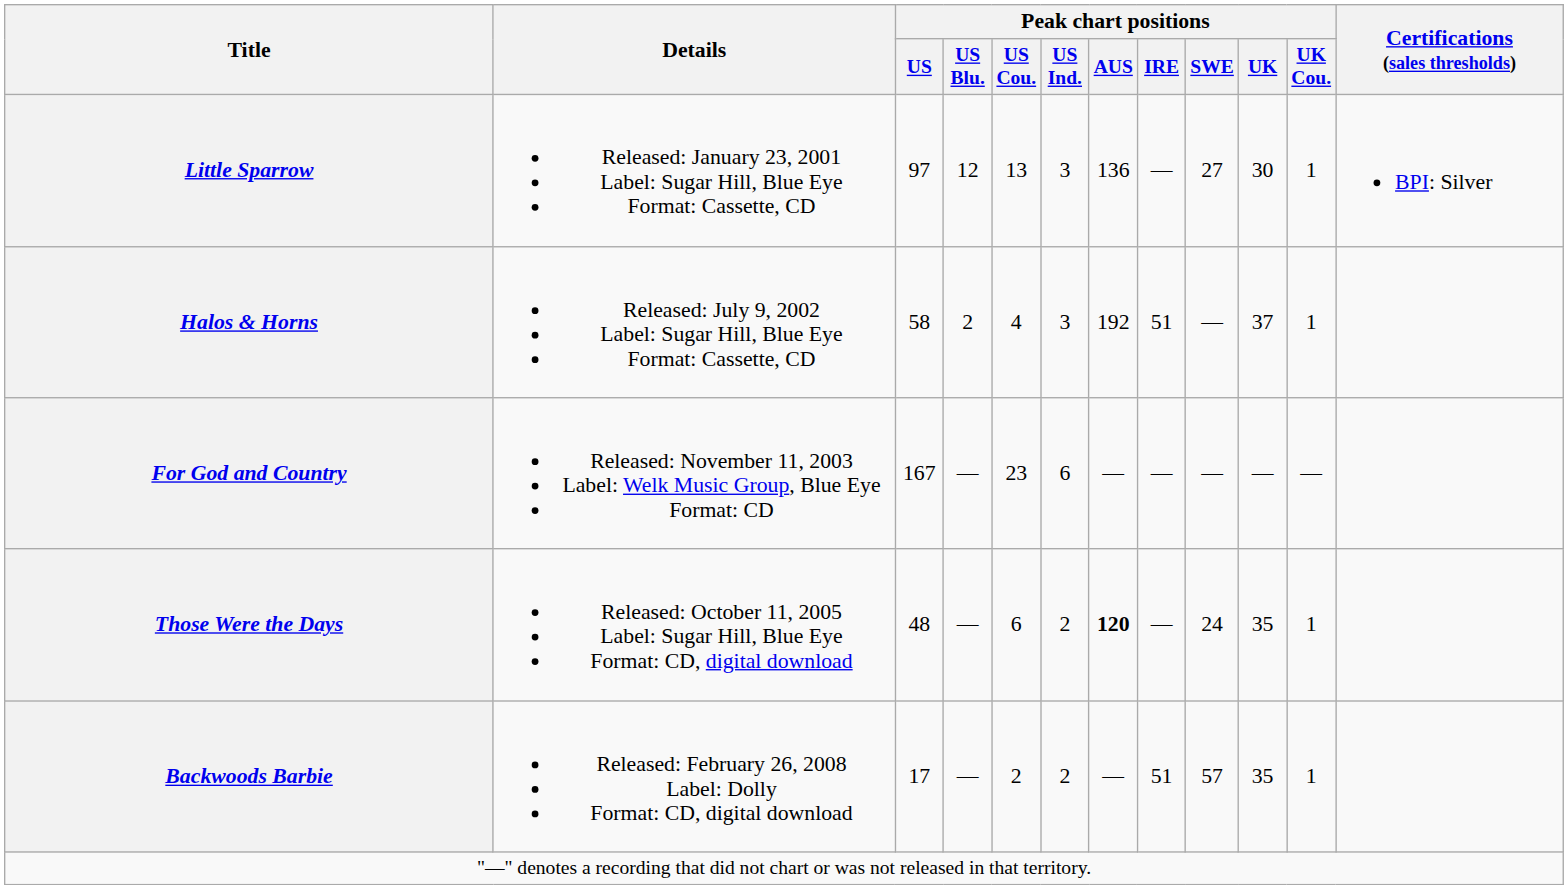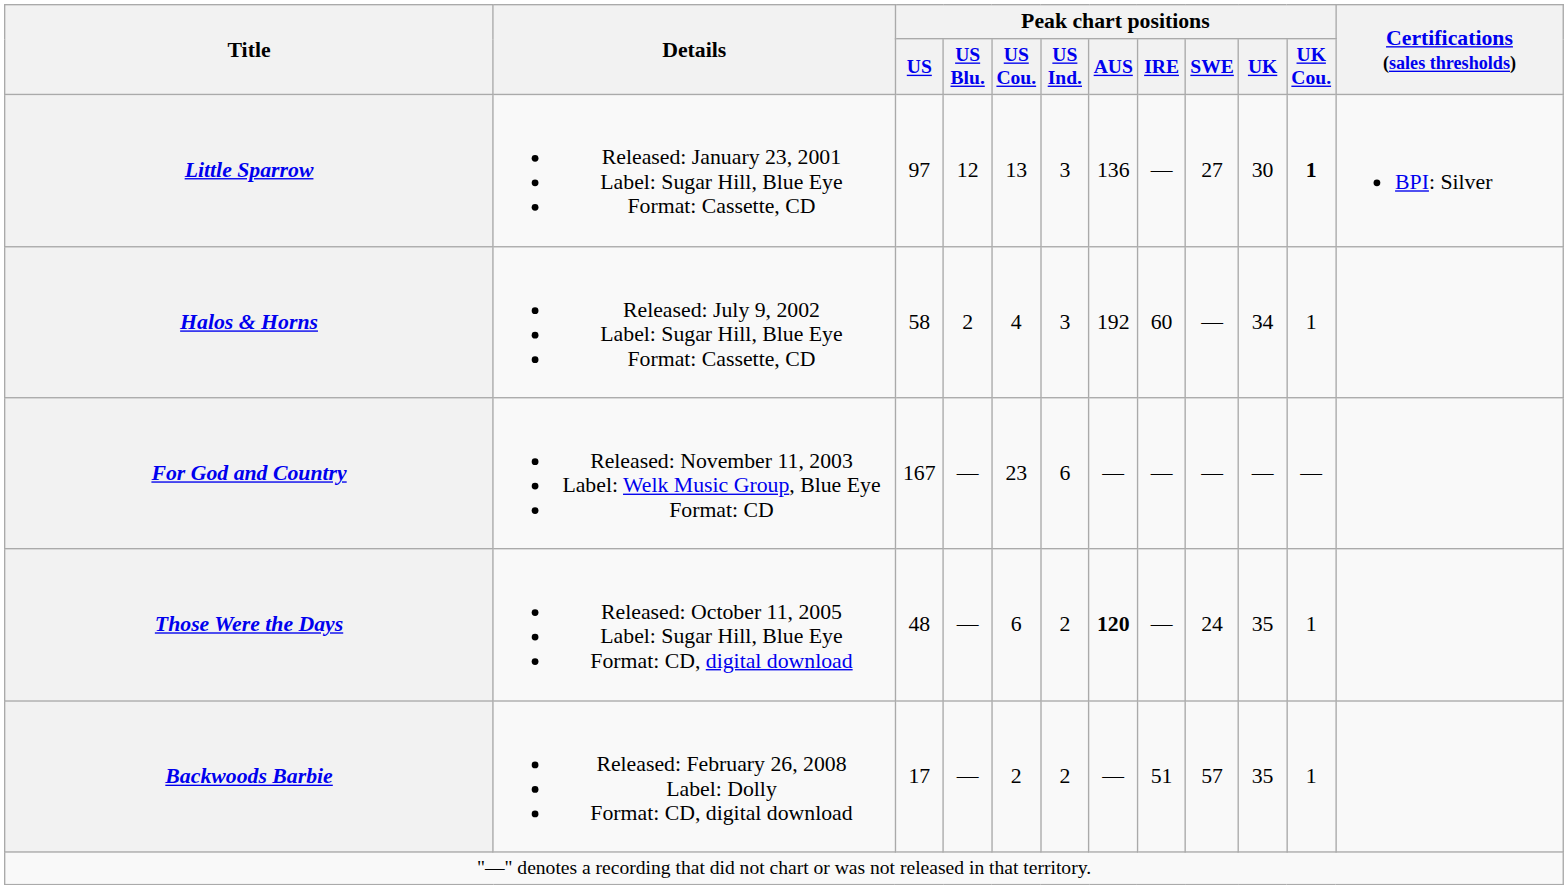(1311, 170) normal -> (1311, 170) bold
(1162, 321) 51 -> (1162, 321) 60
(1263, 321) 37 -> (1263, 321) 34
